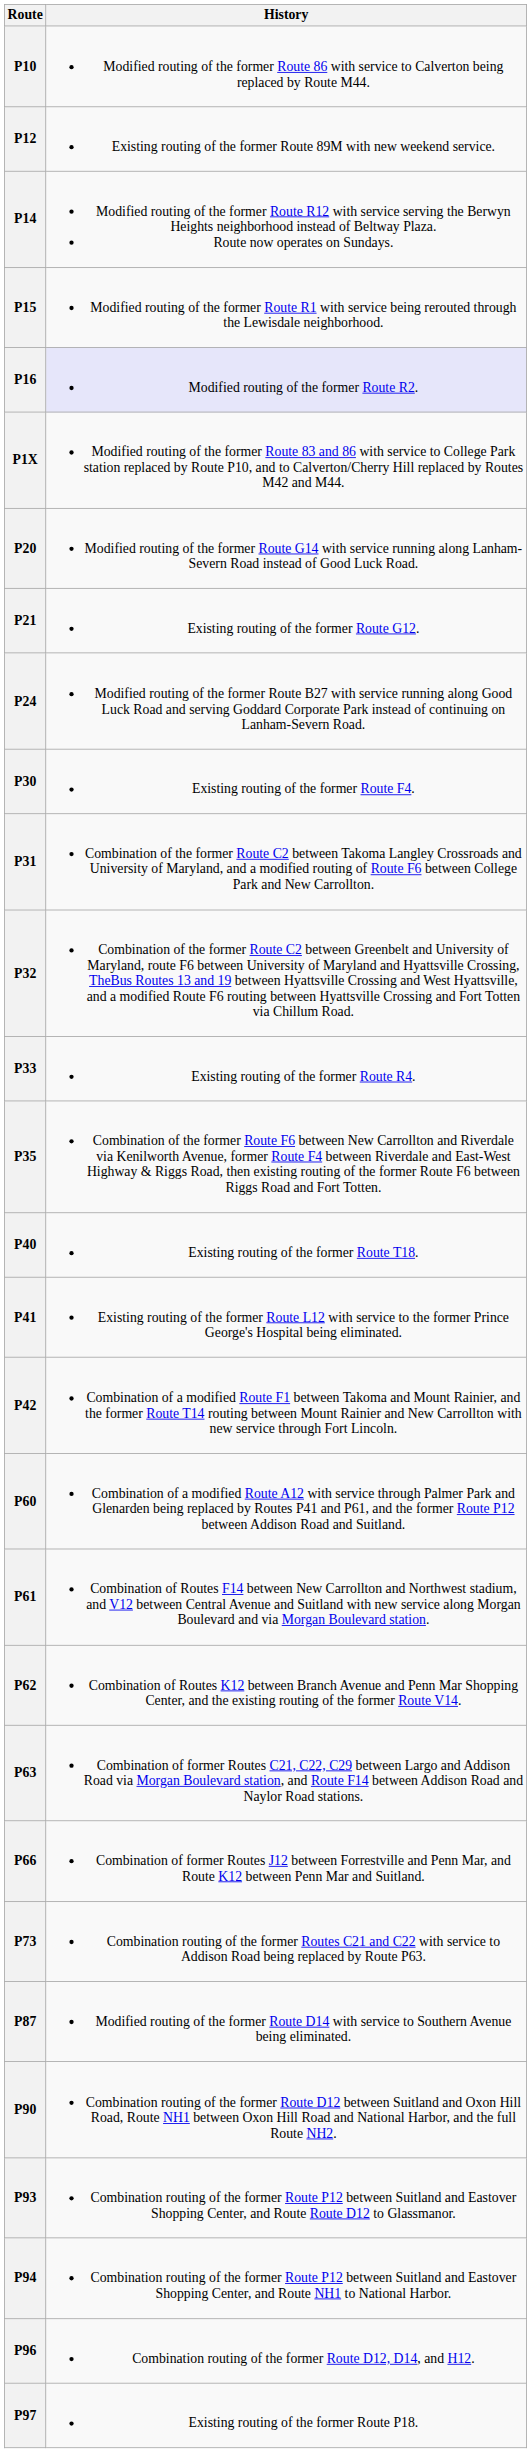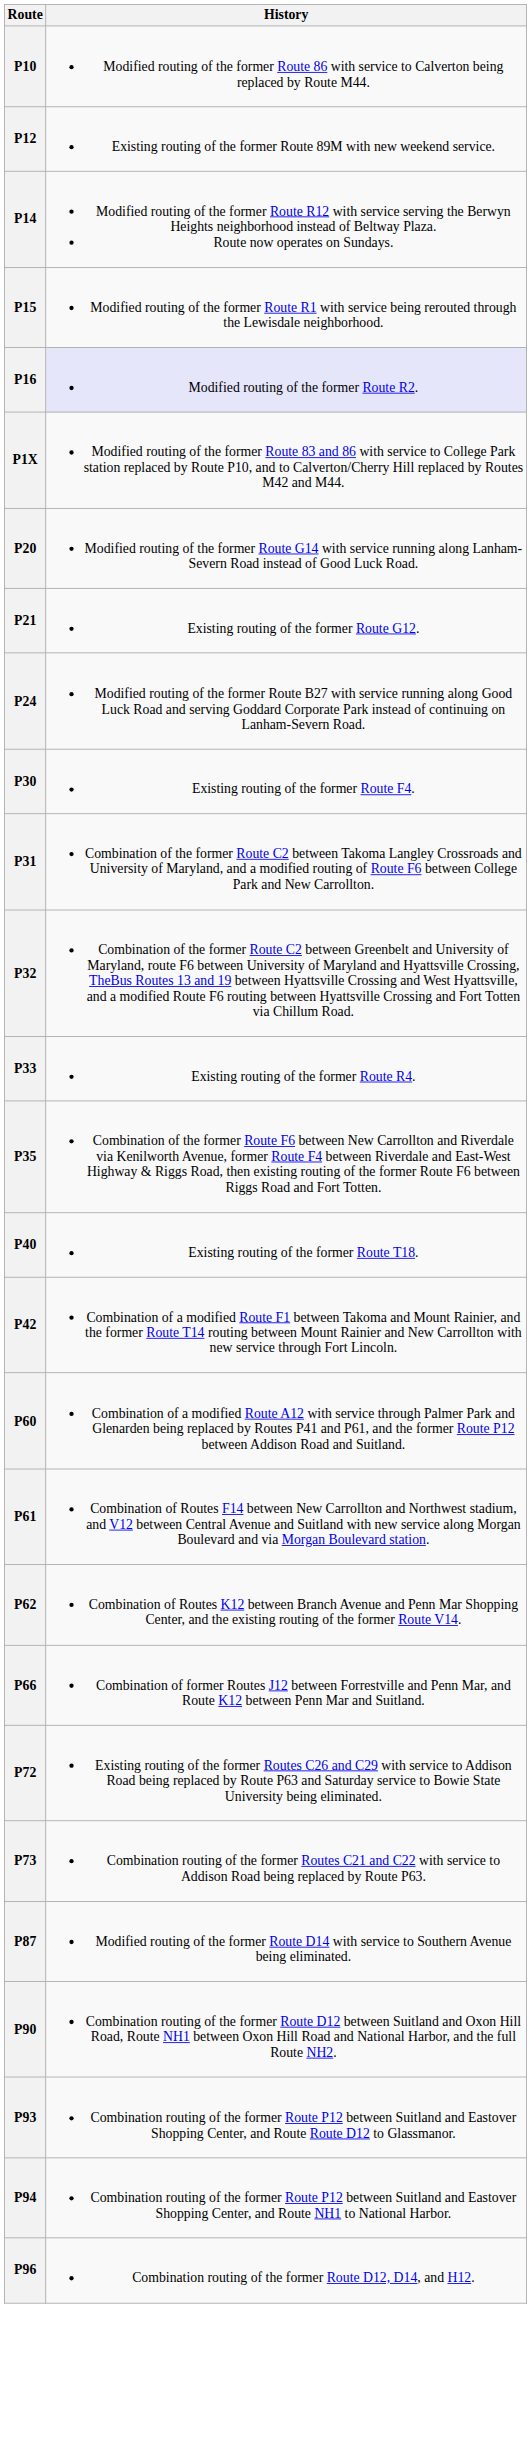- row: (25, 1317)
- row: (25, 1773)
+ row: (25, 1773)
- row: (25, 2415)
